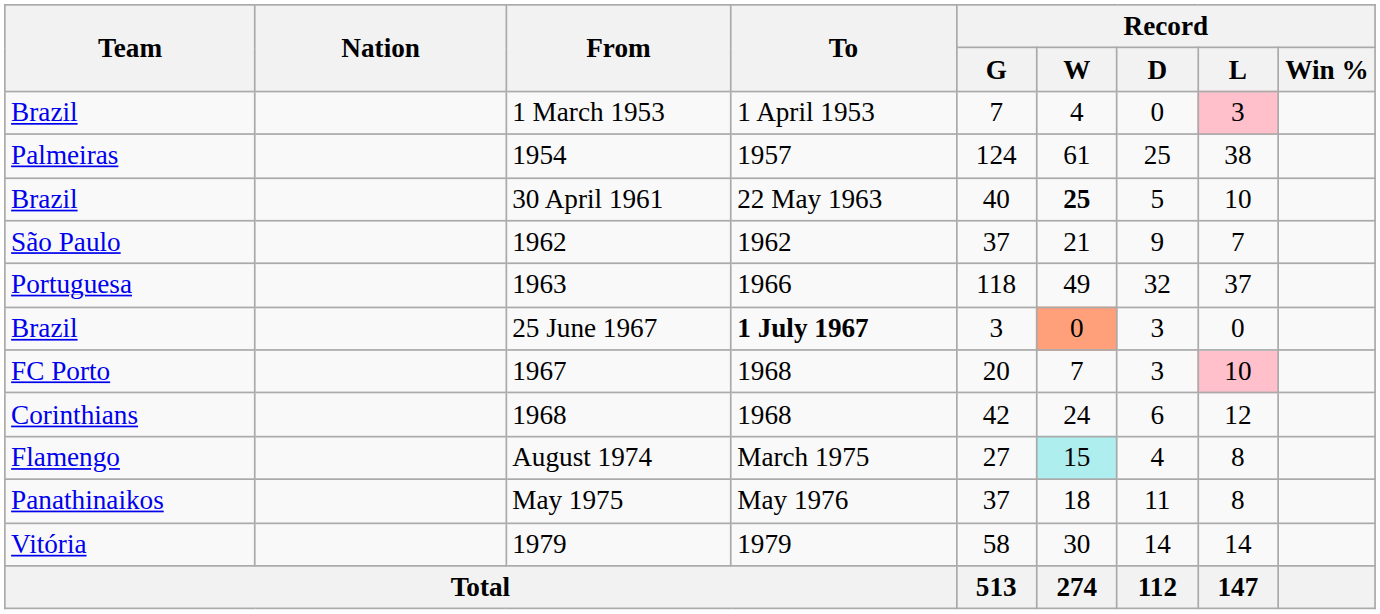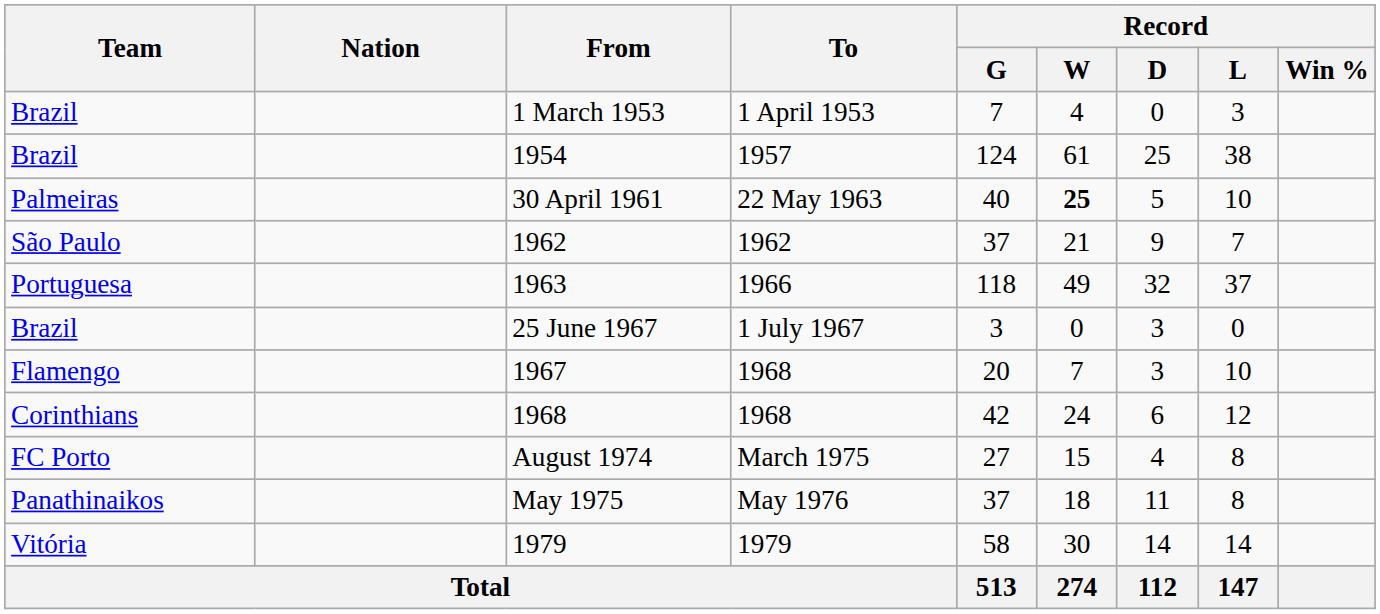(1238, 112) pink background -> (1238, 112) no background
(65, 155) Palmeiras -> (44, 155) Brazil
(44, 198) Brazil -> (65, 198) Palmeiras
(803, 328) bold -> (801, 328) normal
(1077, 328) lightsalmon background -> (1077, 328) no background
(61, 371) FC Porto -> (66, 371) Flamengo
(1238, 371) pink background -> (1238, 371) no background
(66, 457) Flamengo -> (61, 457) FC Porto
(1077, 457) paleturquoise background -> (1077, 457) no background
